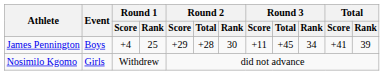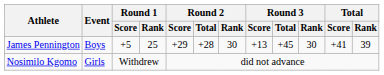(126, 45) +4 -> (126, 45) +5
(259, 45) +11 -> (259, 45) +13
(312, 45) 34 -> (312, 45) 30
